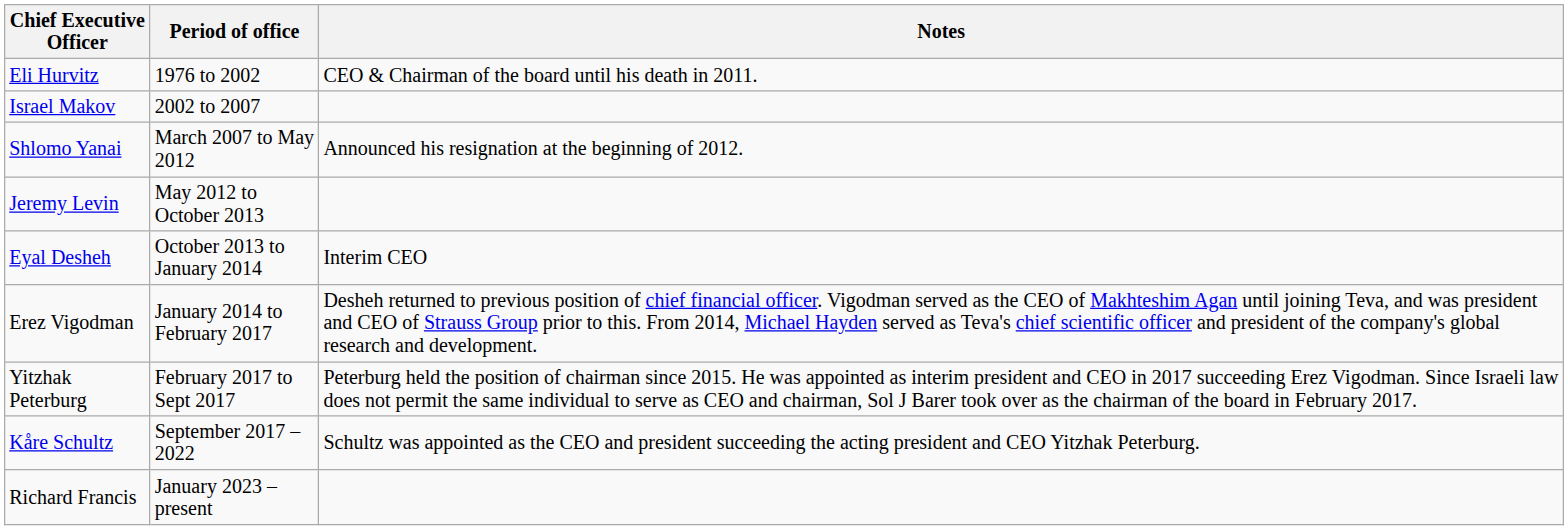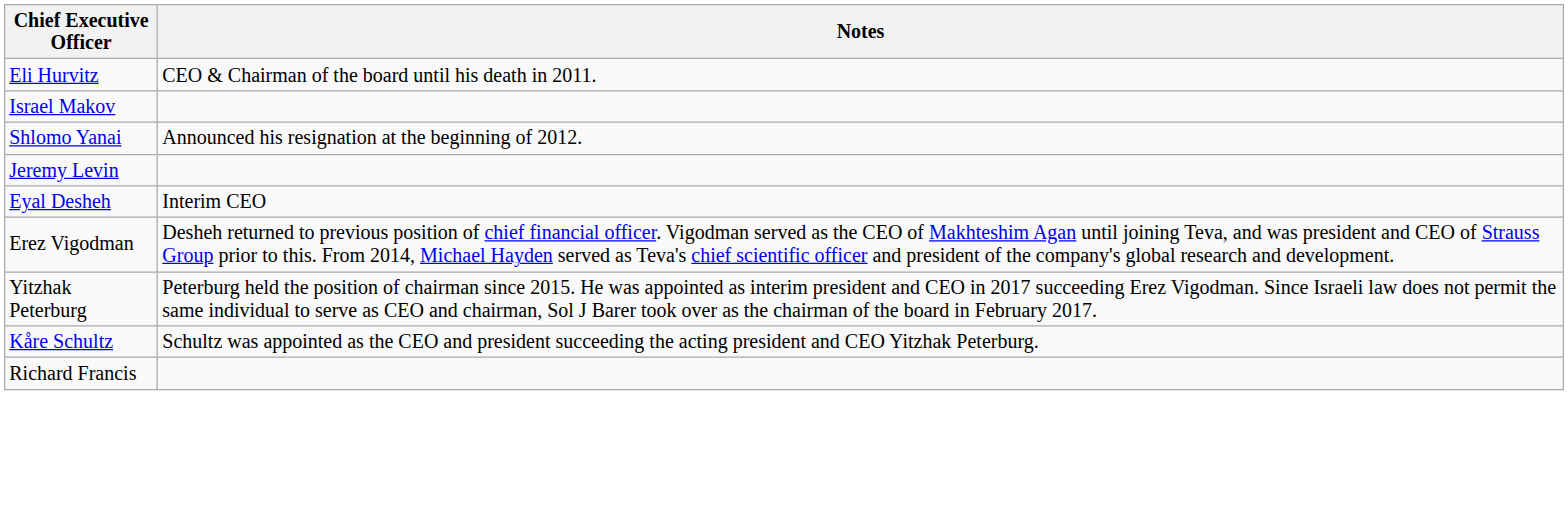- column: (234, 31)
